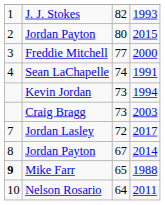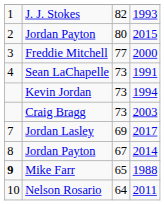(121, 72) 74 -> (121, 72) 73
(121, 131) 72 -> (121, 131) 69
